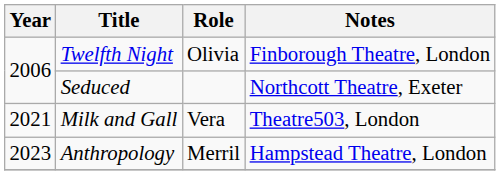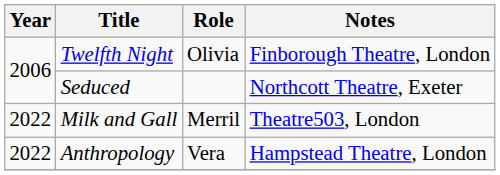(30, 119) 2021 -> (30, 119) 2022
(206, 119) Vera -> (213, 119) Merril
(30, 152) 2023 -> (30, 152) 2022
(213, 152) Merril -> (206, 152) Vera
